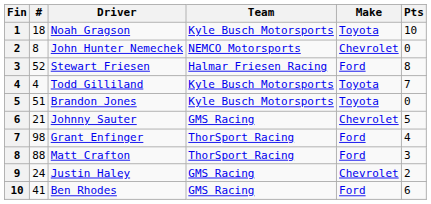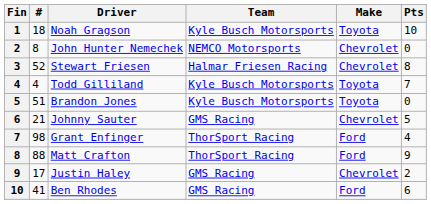(352, 67) Ford -> (369, 67) Chevrolet
(407, 156) 3 -> (407, 156) 9
(39, 173) 24 -> (39, 173) 17
